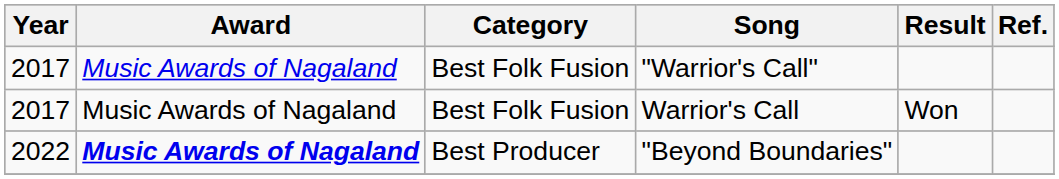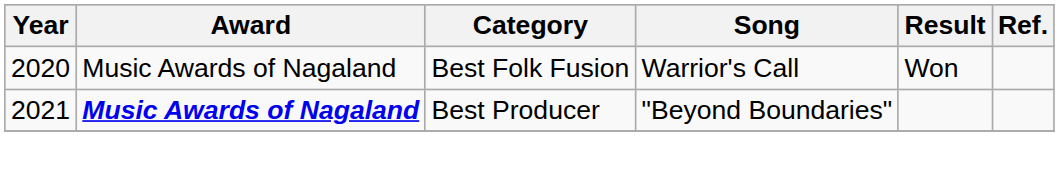- row: (730, 67)
(40, 109) 2017 -> (40, 67) 2020
(40, 151) 2022 -> (40, 109) 2021
